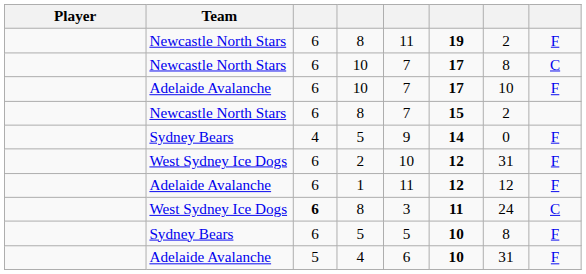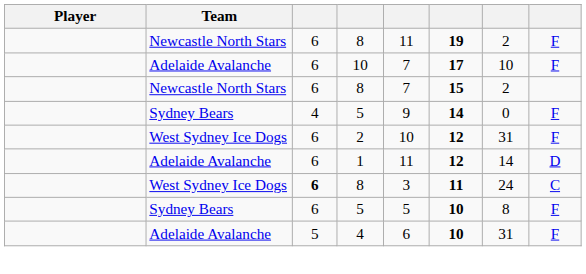- row: (218, 64)
(506, 185) 12 -> (506, 161) 14
(555, 185) F -> (555, 161) D
